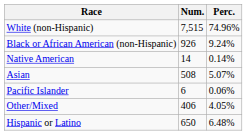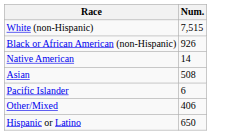- column: (224, 12)
